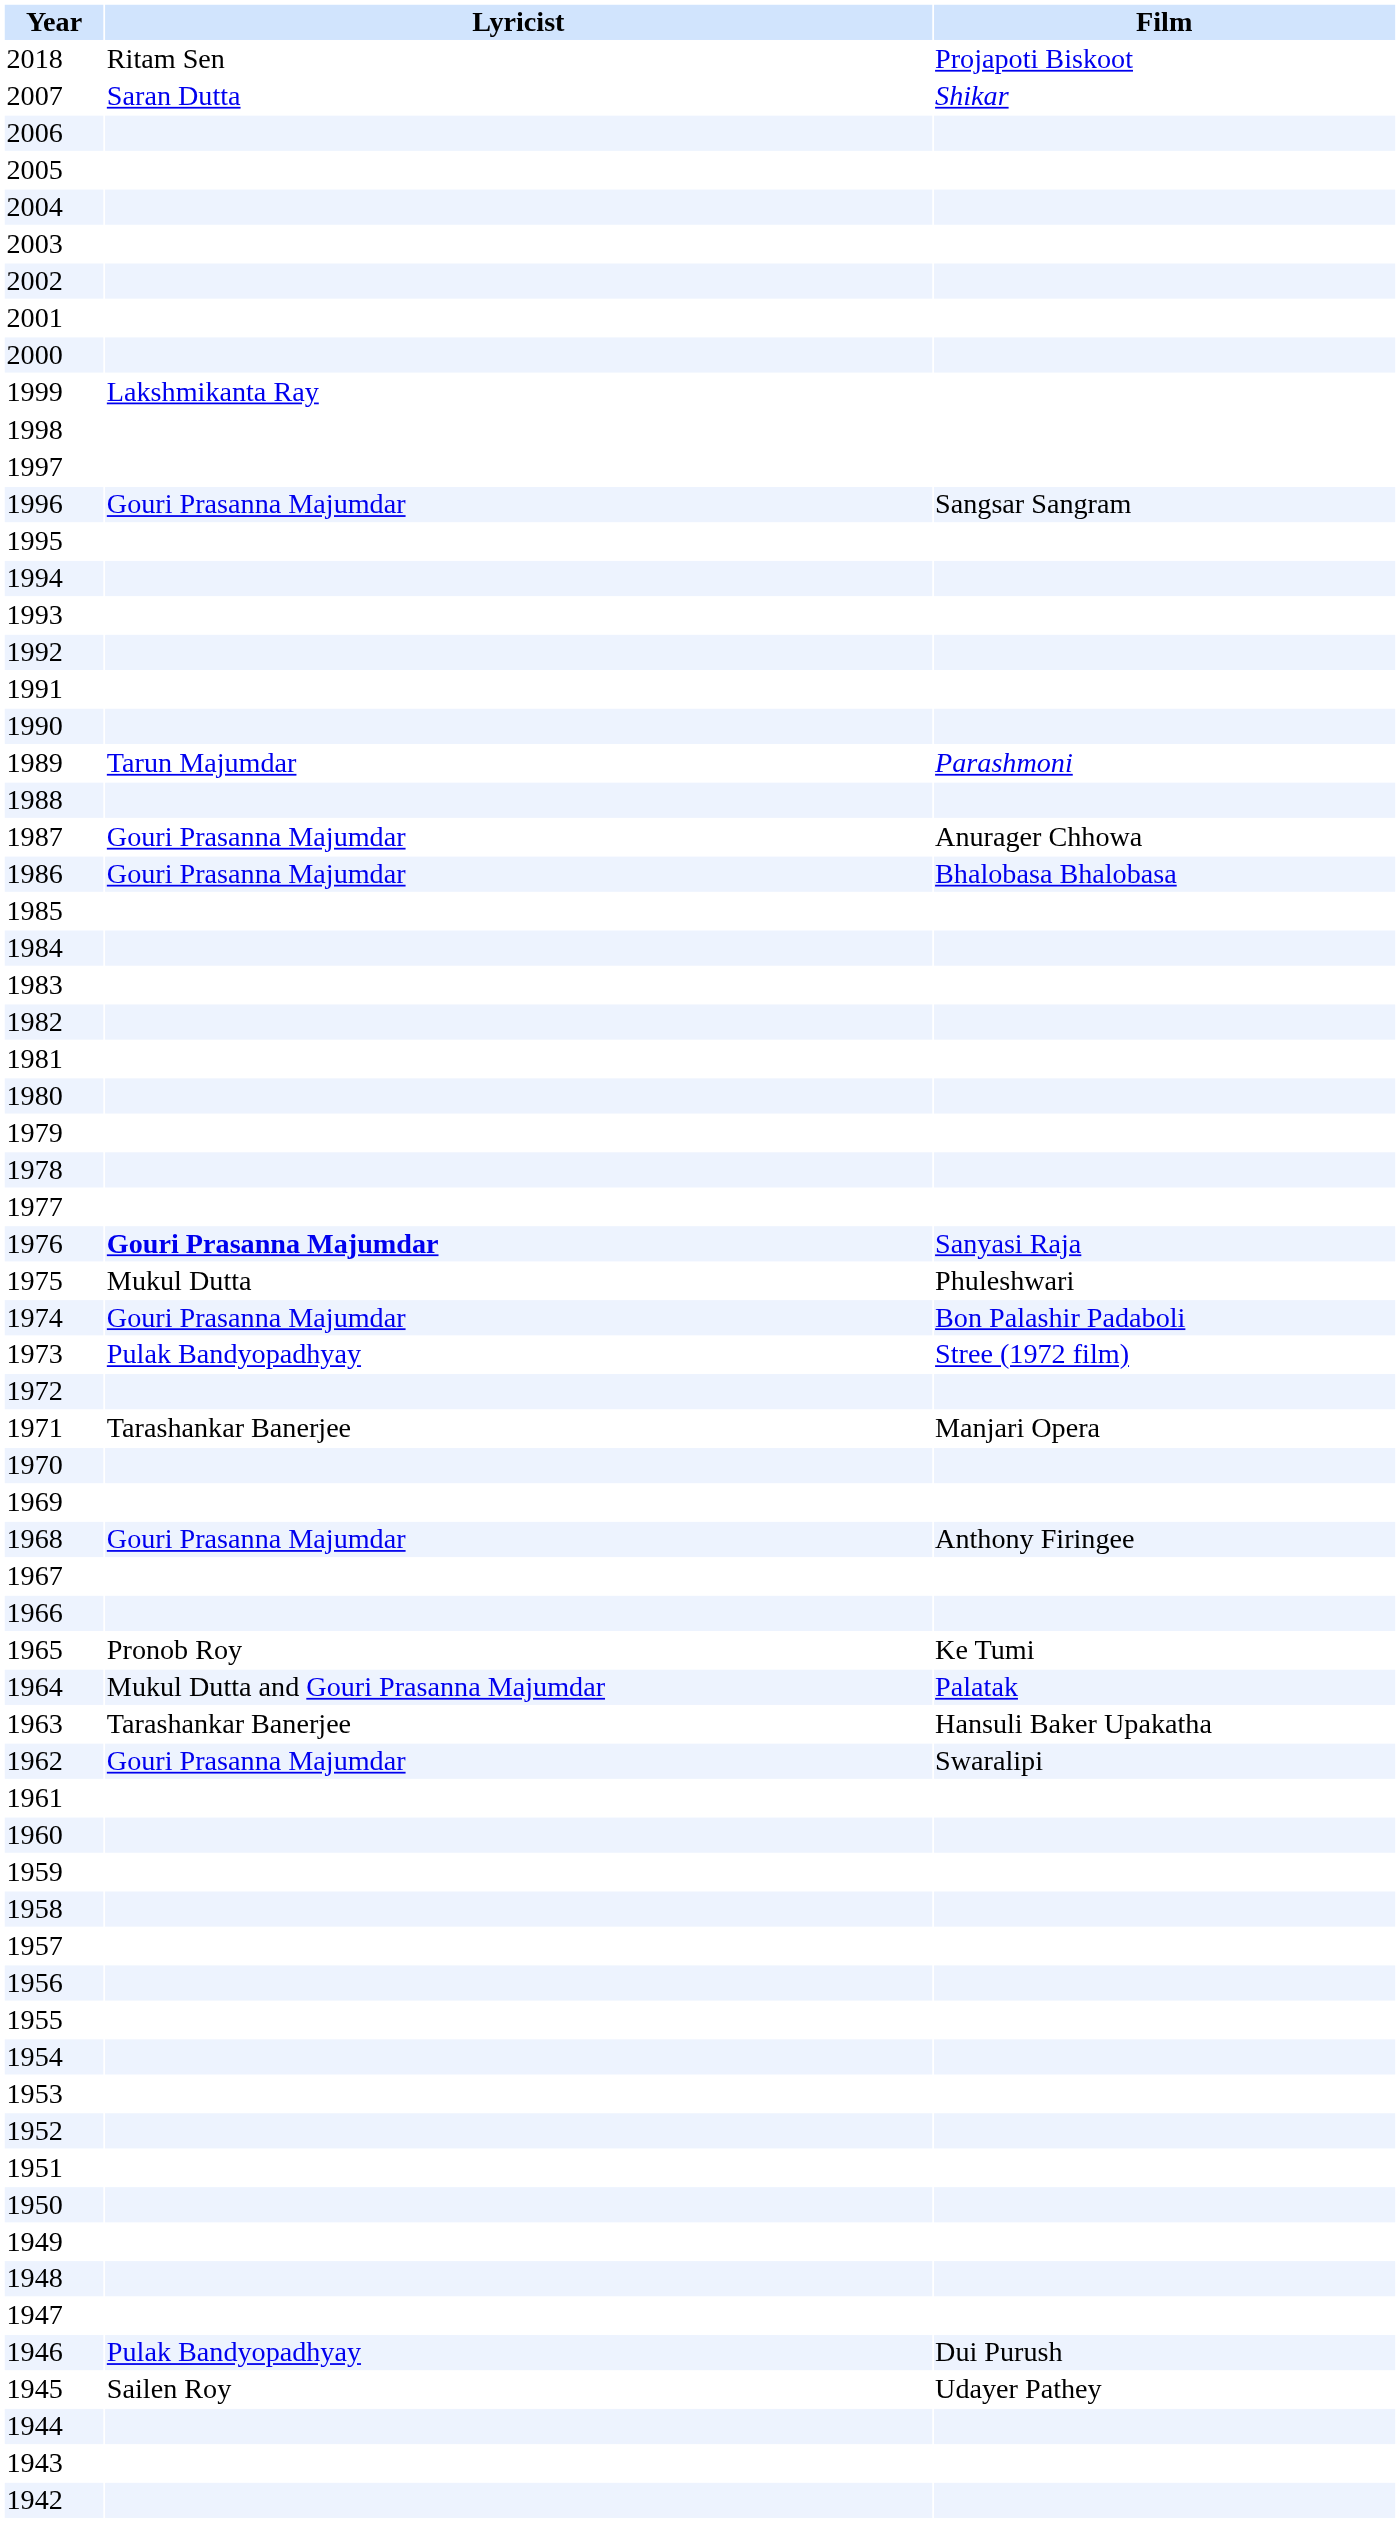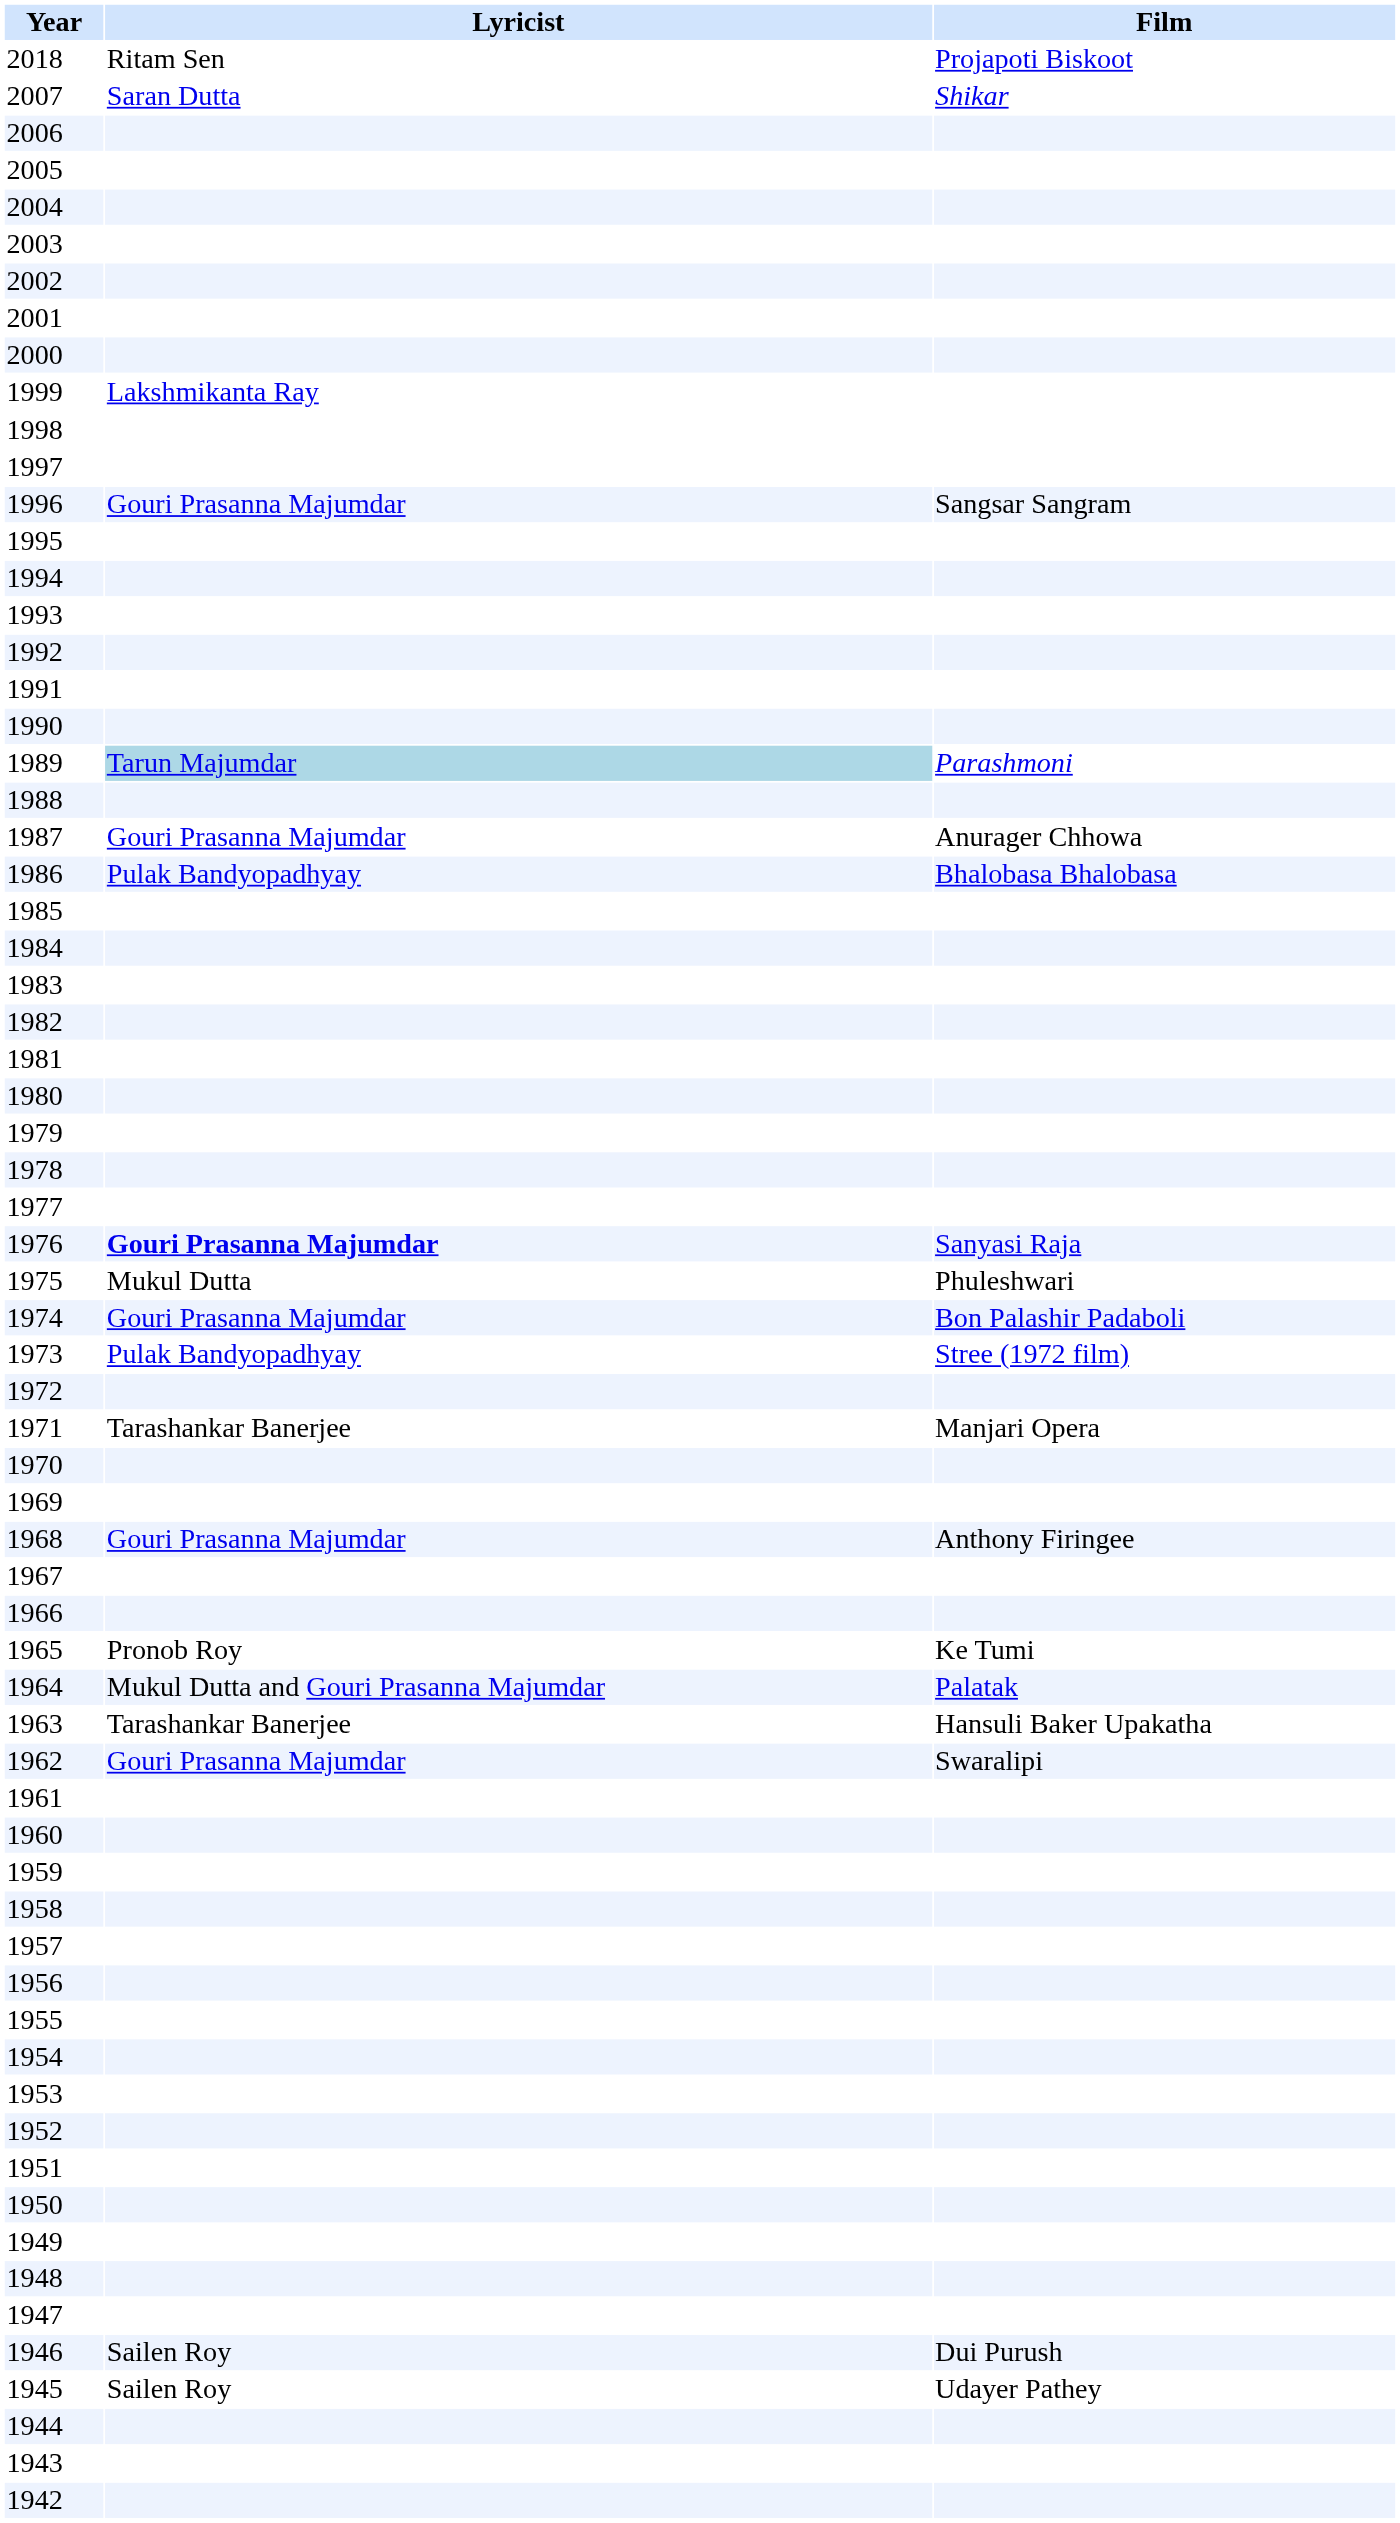(202, 762) no background -> (202, 762) lightblue background
(256, 873) Gouri Prasanna Majumdar -> (234, 873) Pulak Bandyopadhyay
(234, 2352) Pulak Bandyopadhyay -> (169, 2352) Sailen Roy
